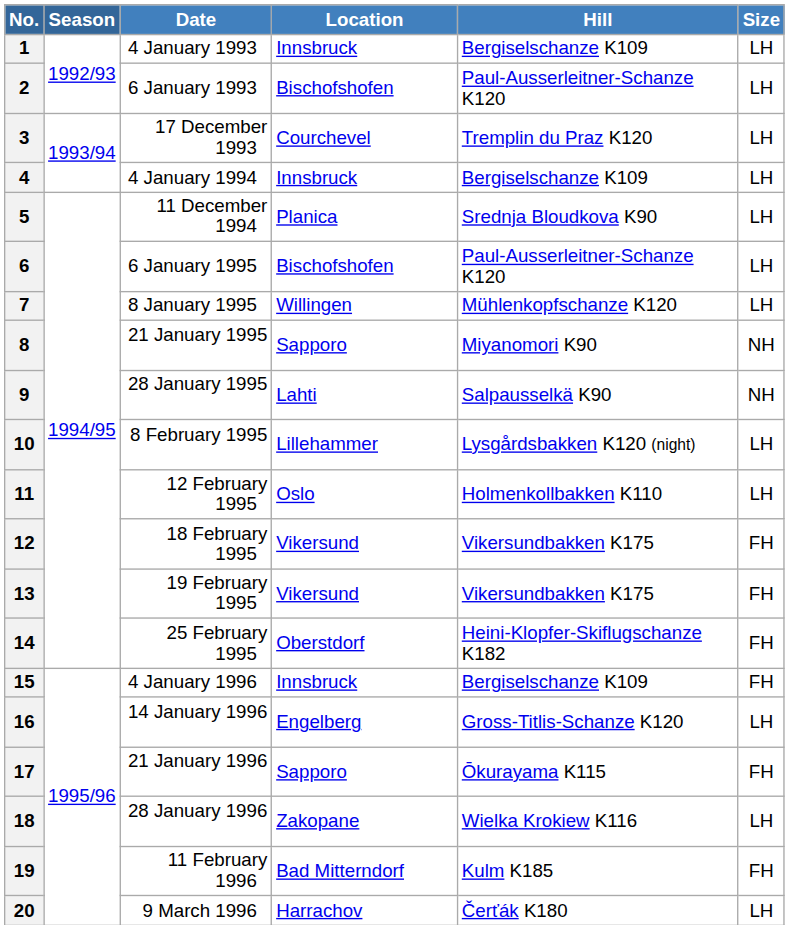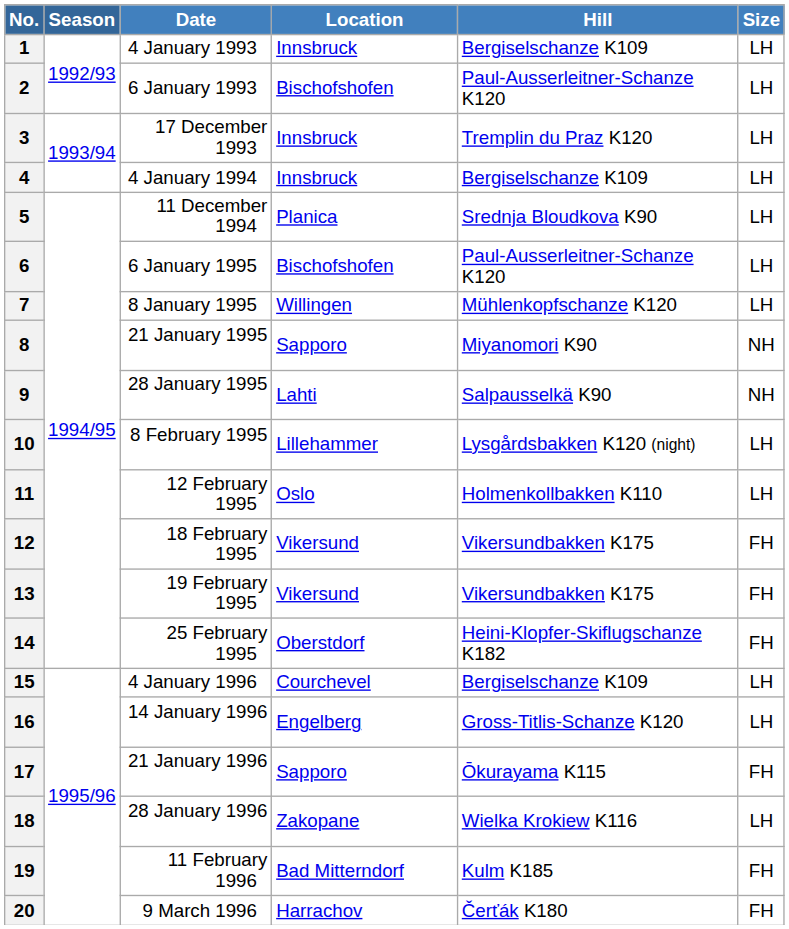(323, 137) Courchevel -> (317, 137) Innsbruck
(317, 682) Innsbruck -> (323, 682) Courchevel
(761, 682) FH -> (761, 682) LH
(761, 910) LH -> (761, 910) FH
